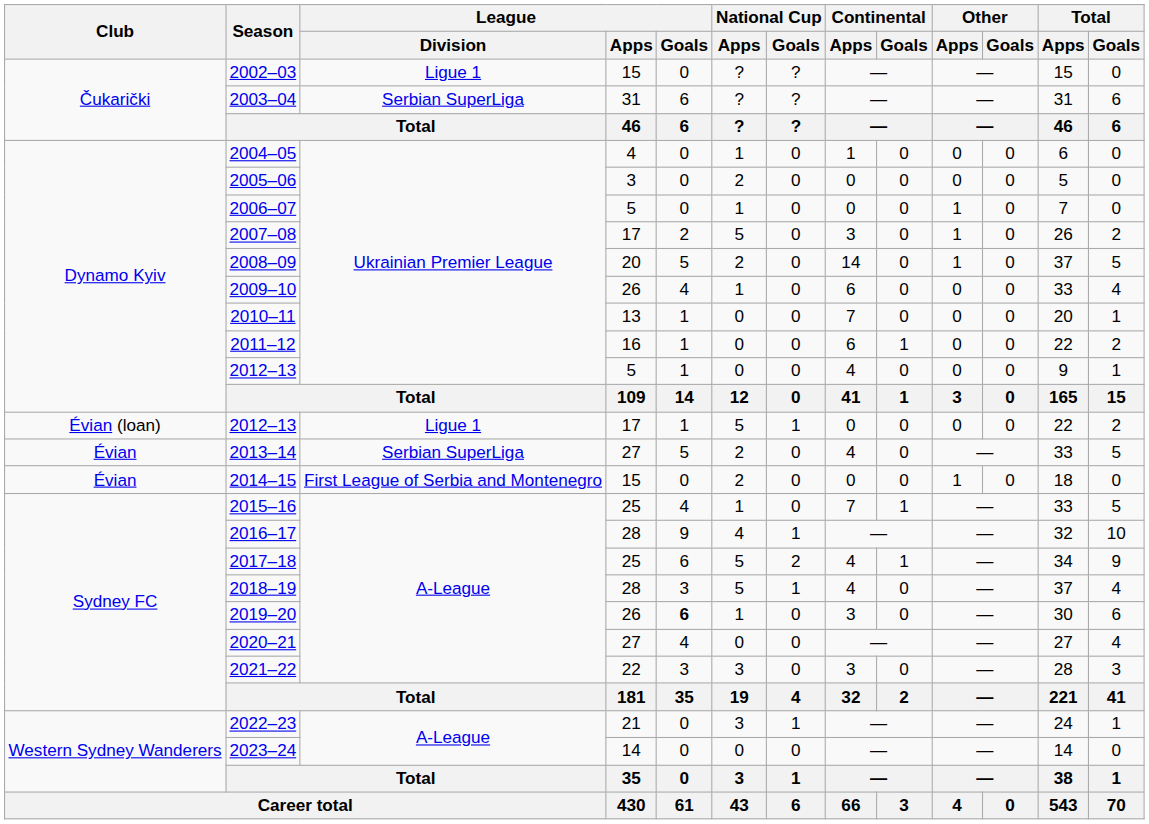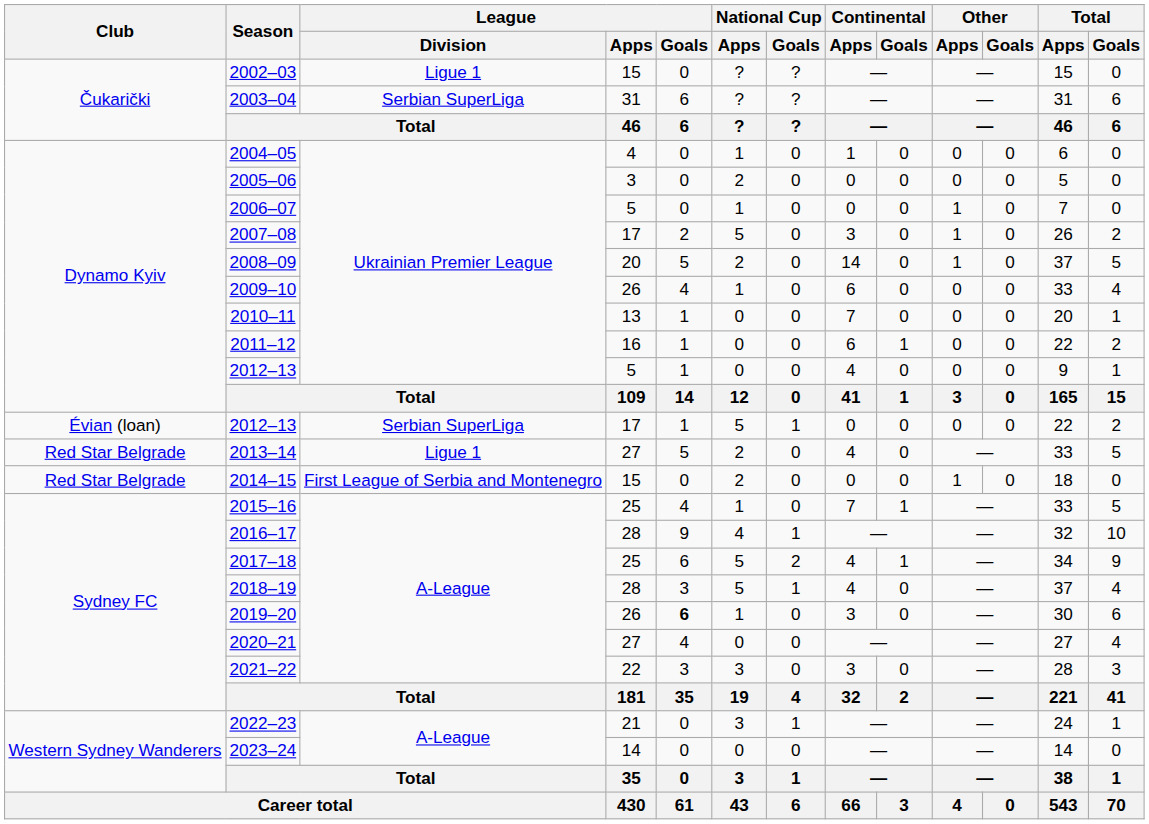(453, 425) Ligue 1 -> (453, 425) Serbian SuperLiga
(115, 452) Évian -> (115, 452) Red Star Belgrade
(453, 452) Serbian SuperLiga -> (453, 452) Ligue 1
(115, 479) Évian -> (115, 479) Red Star Belgrade
